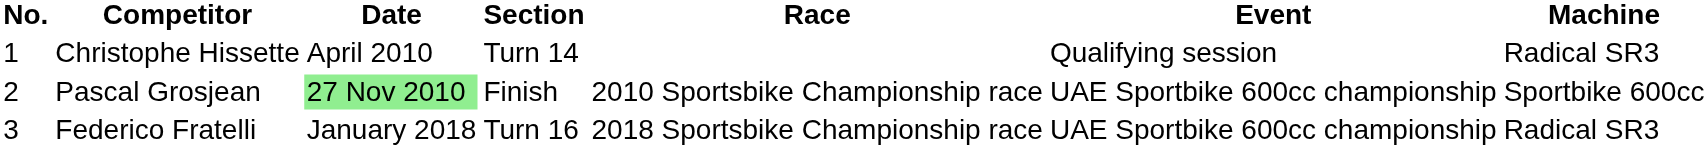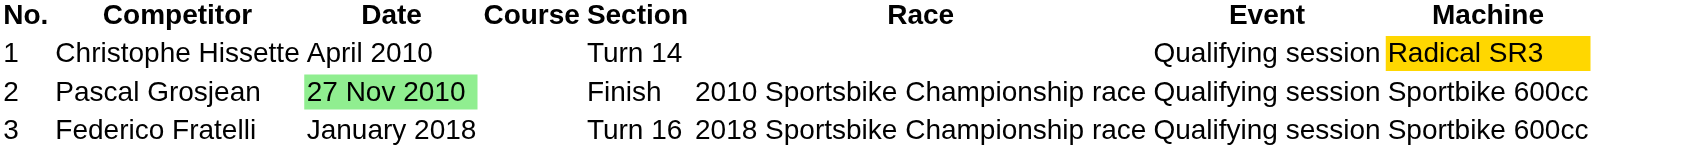+ column: (532, 14)
(1581, 53) no background -> (1465, 53) gold background
(1273, 91) UAE Sportbike 600cc championship -> (1267, 91) Qualifying session
(1273, 130) UAE Sportbike 600cc championship -> (1267, 130) Qualifying session
(1581, 130) Radical SR3 -> (1488, 130) Sportbike 600cc
